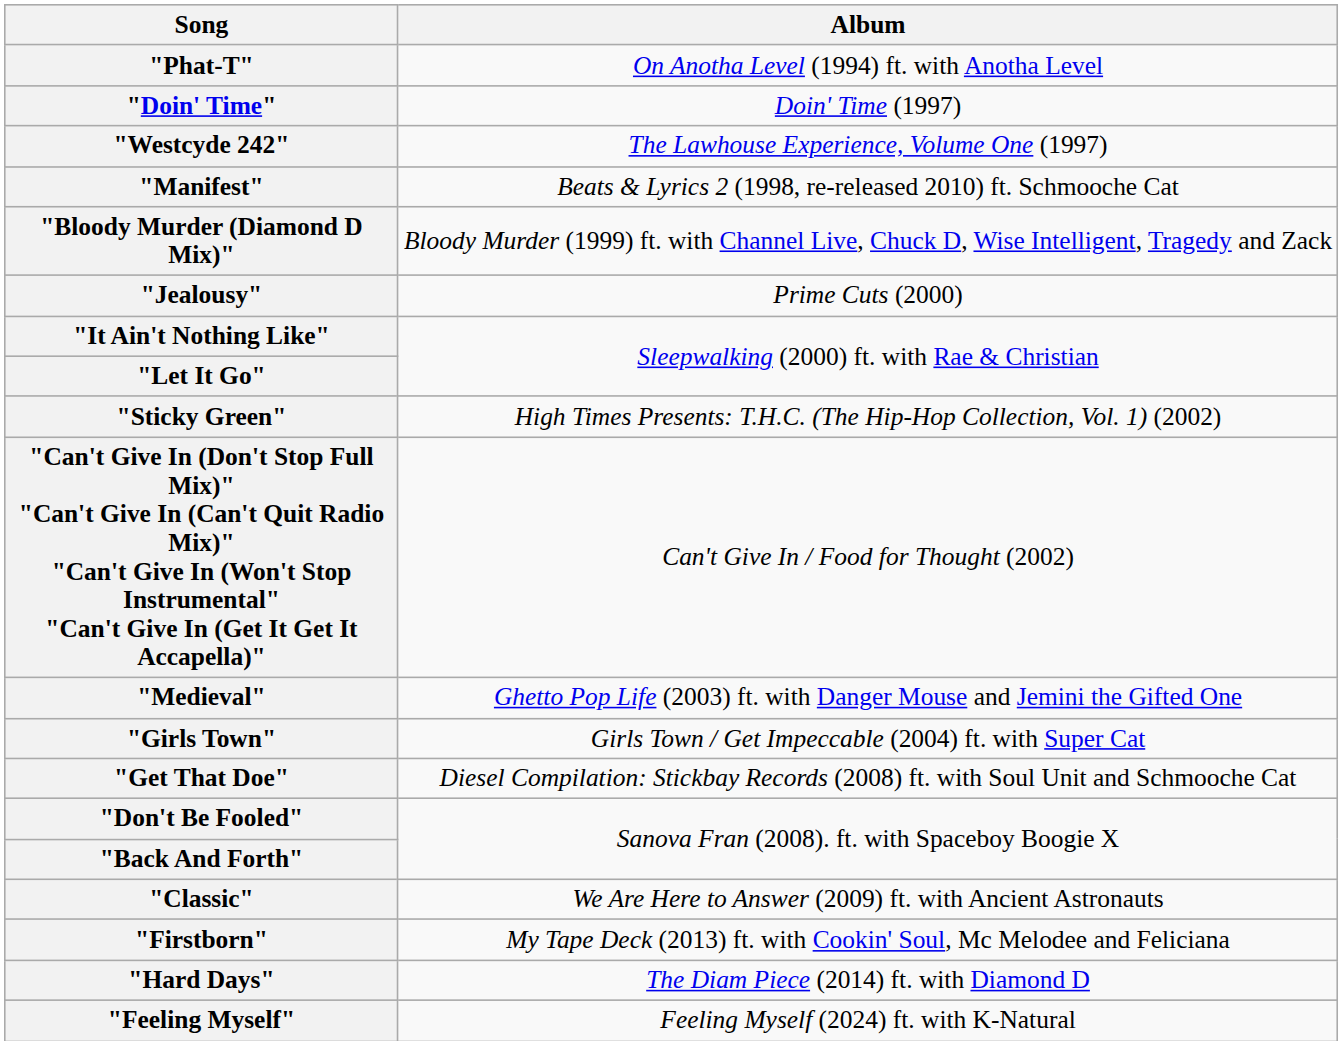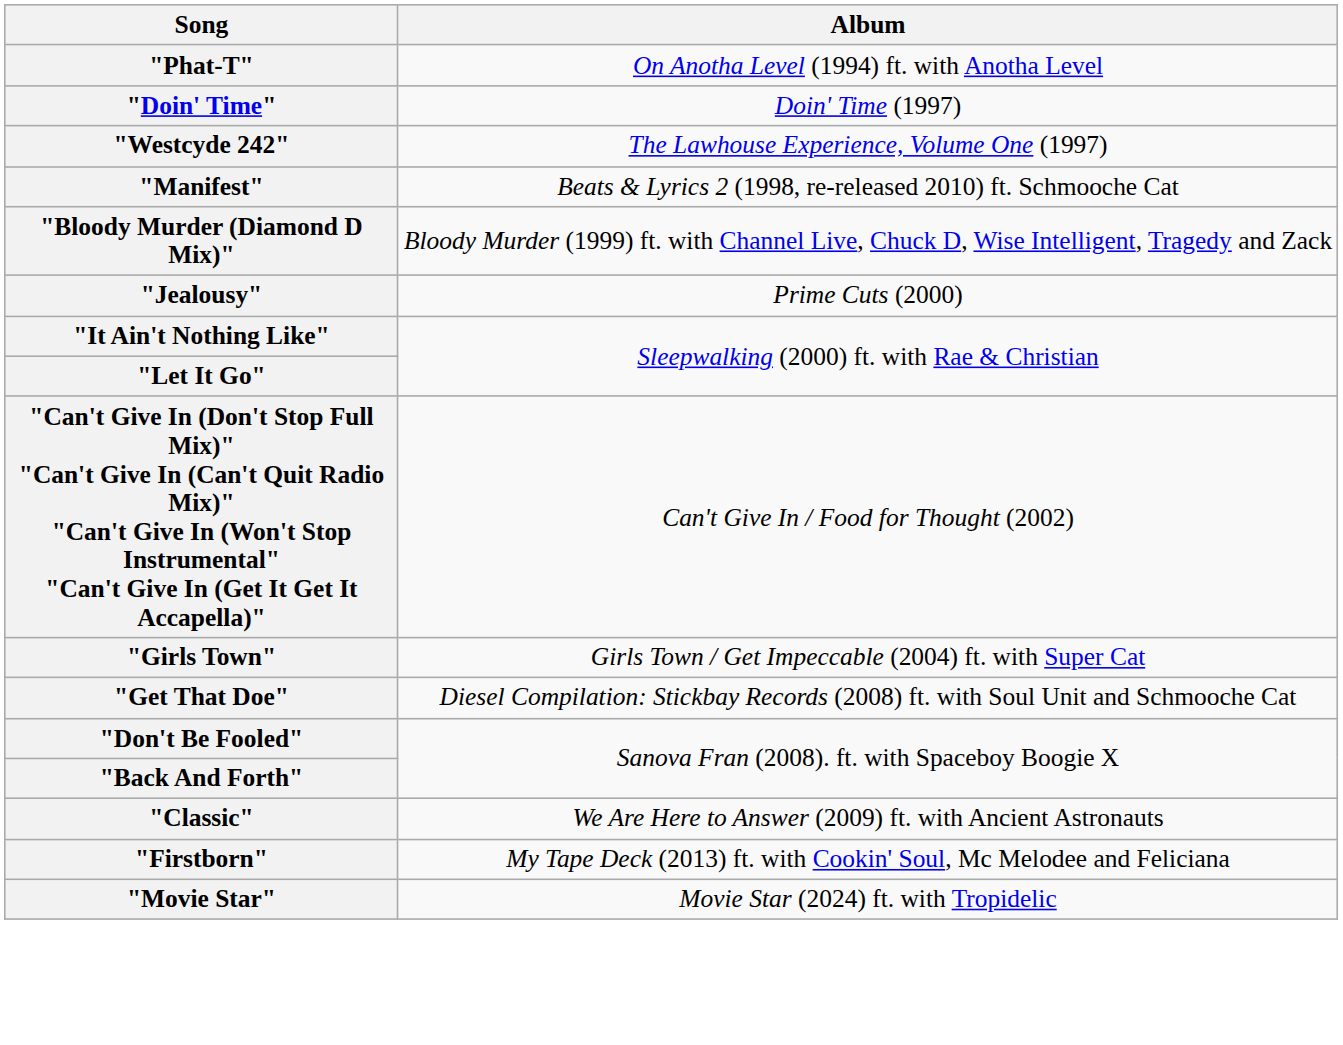- row: (201, 416)
- row: (201, 697)
- row: (201, 979)
- row: (201, 1020)
+ row: (201, 899)
